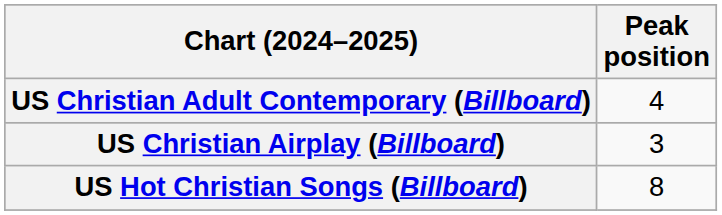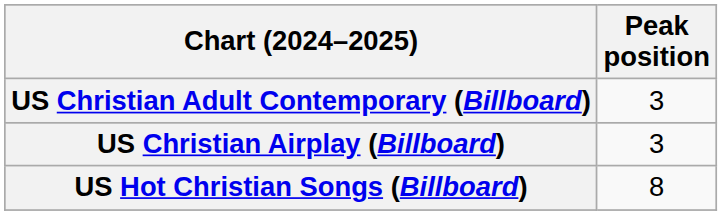(657, 100) 4 -> (657, 100) 3
